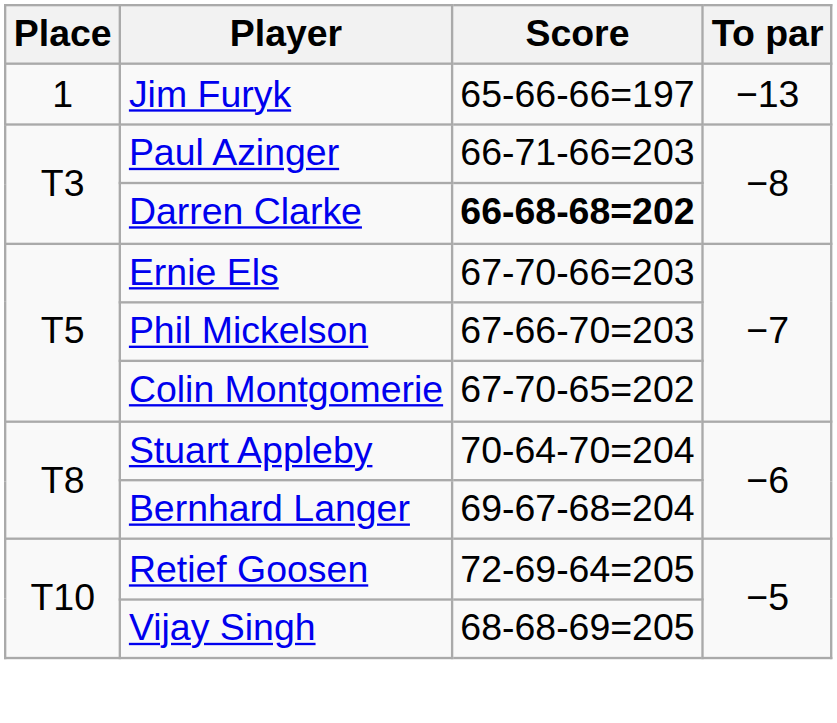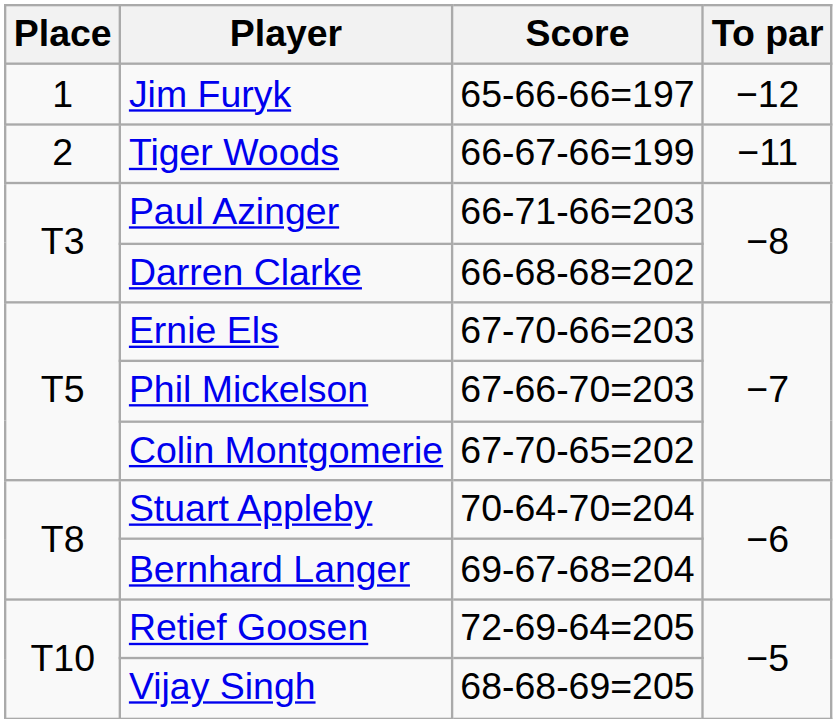(768, 93) −13 -> (768, 93) −12
+ row: (234, 152)
(577, 212) bold -> (577, 271) normal
